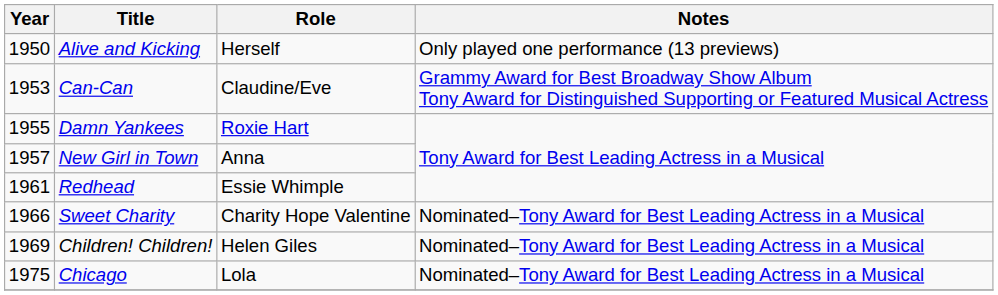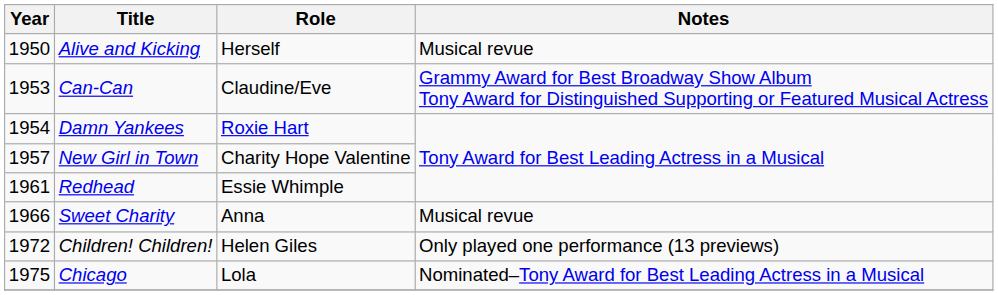(599, 48) Only played one performance (13 previews) -> (476, 48) Musical revue
(30, 128) 1955 -> (30, 128) 1954
(243, 157) Anna -> (316, 157) Charity Hope Valentine
(316, 216) Charity Hope Valentine -> (243, 216) Anna
(672, 216) Nominated–Tony Award for Best Leading Actress in a Musical -> (476, 216) Musical revue
(30, 246) 1969 -> (30, 246) 1972
(672, 246) Nominated–Tony Award for Best Leading Actress in a Musical -> (599, 246) Only played one performance (13 previews)
